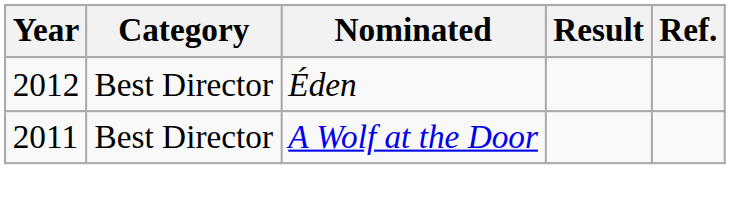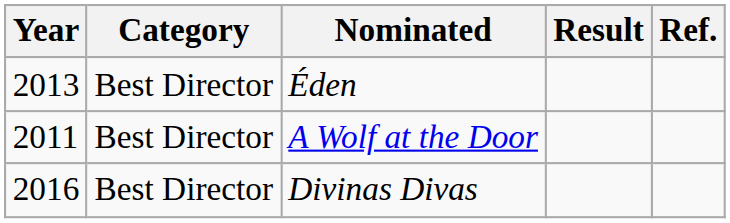(46, 83) 2012 -> (46, 83) 2013
+ row: (383, 189)
